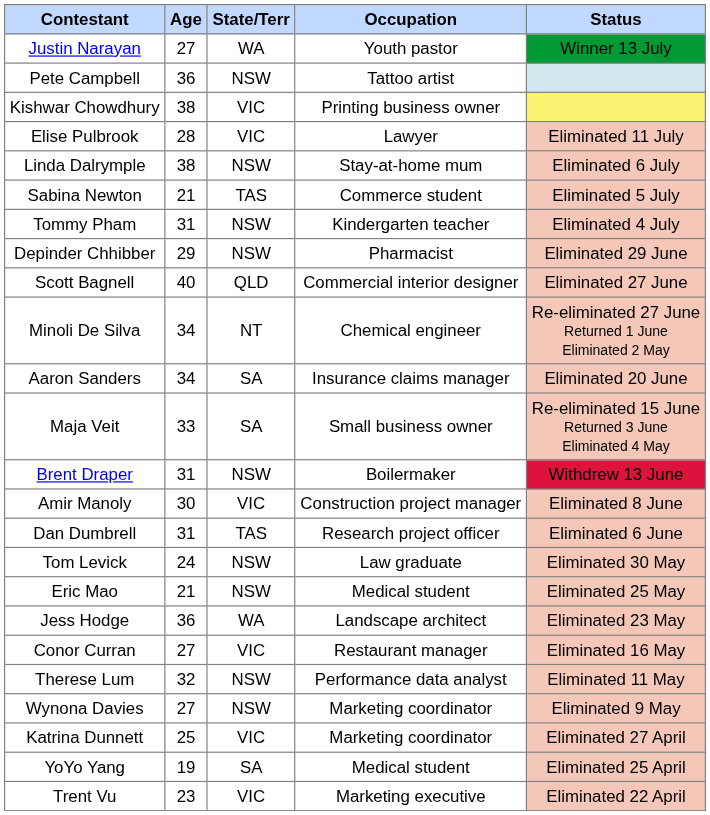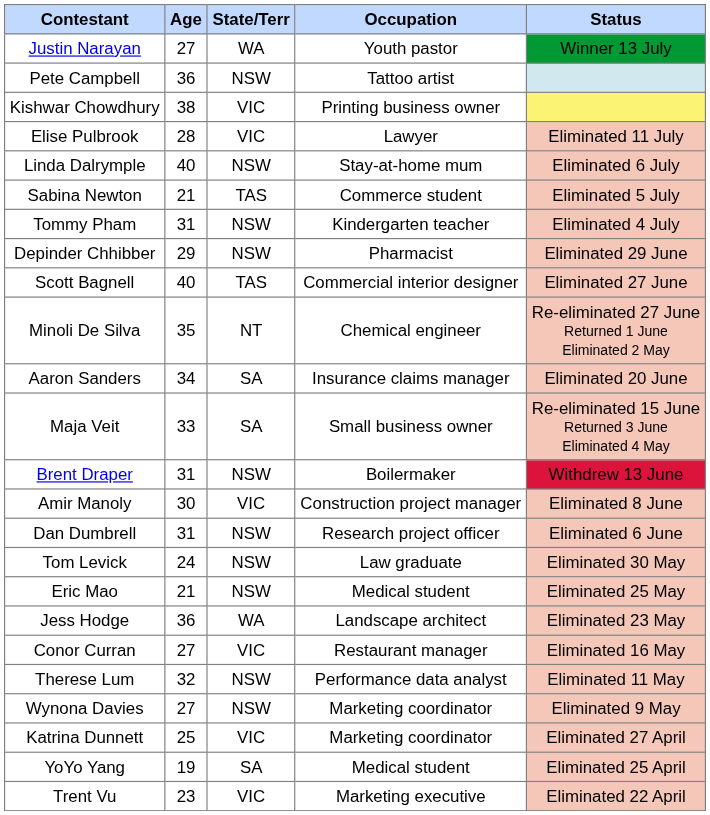(186, 165) 38 -> (186, 165) 40
(251, 282) QLD -> (251, 282) TAS
(186, 330) 34 -> (186, 330) 35
(251, 533) TAS -> (251, 533) NSW
